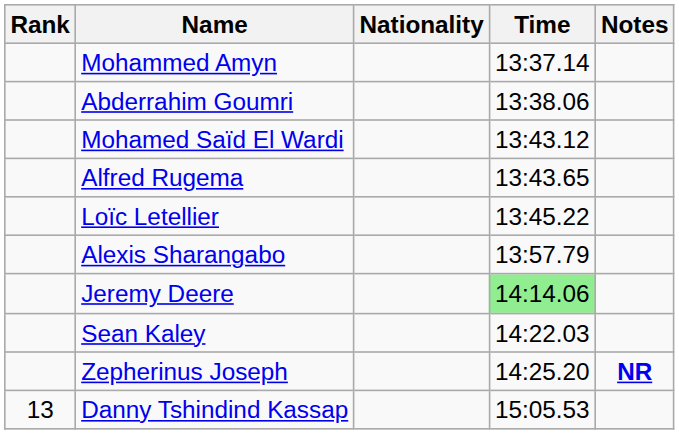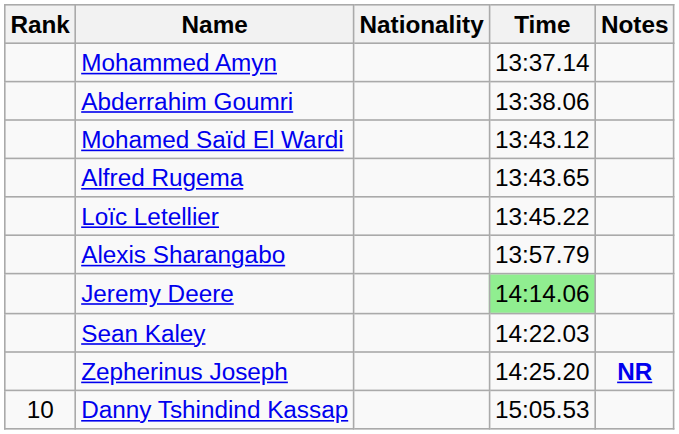(40, 409) 13 -> (40, 409) 10
